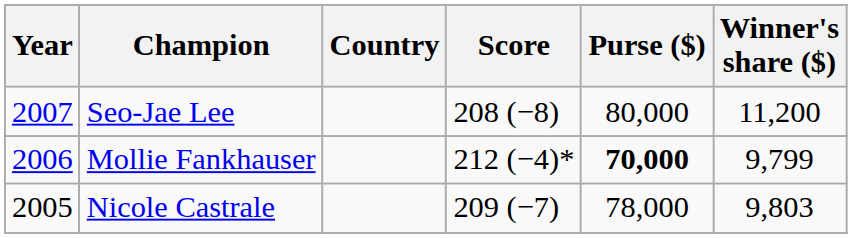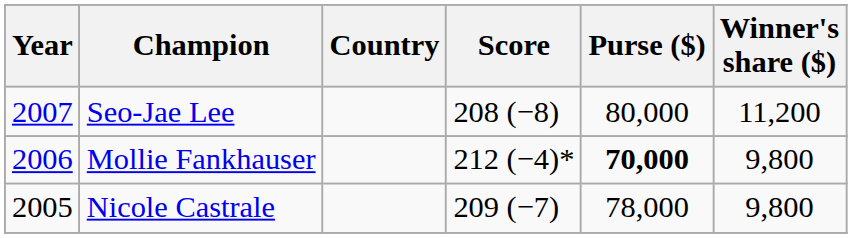(779, 159) 9,799 -> (779, 159) 9,800
(779, 207) 9,803 -> (779, 207) 9,800
